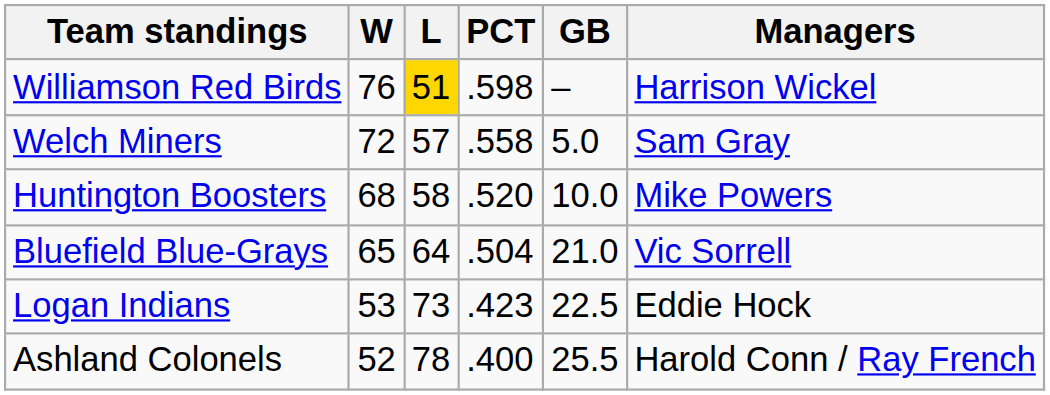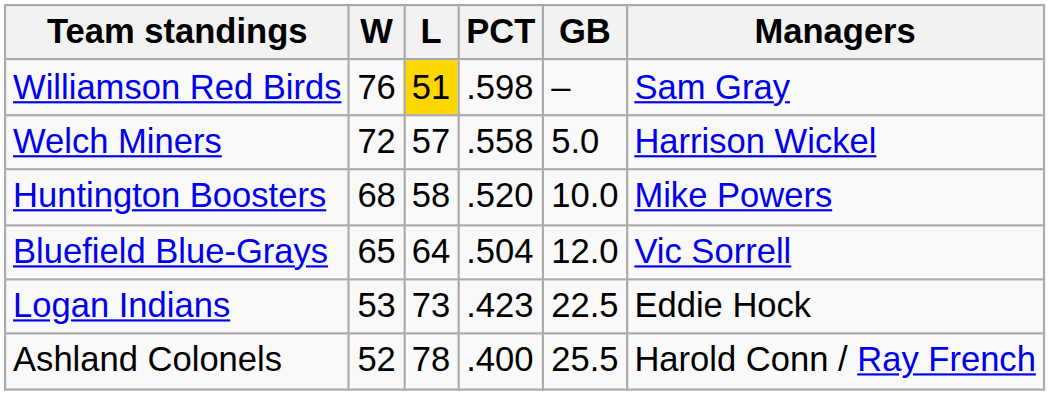(755, 86) Harrison Wickel -> (712, 86) Sam Gray
(712, 141) Sam Gray -> (755, 141) Harrison Wickel
(585, 251) 21.0 -> (585, 251) 12.0
